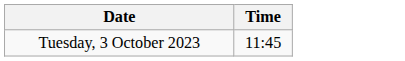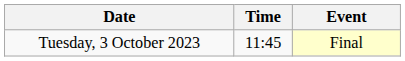+ column: (346, 17)
